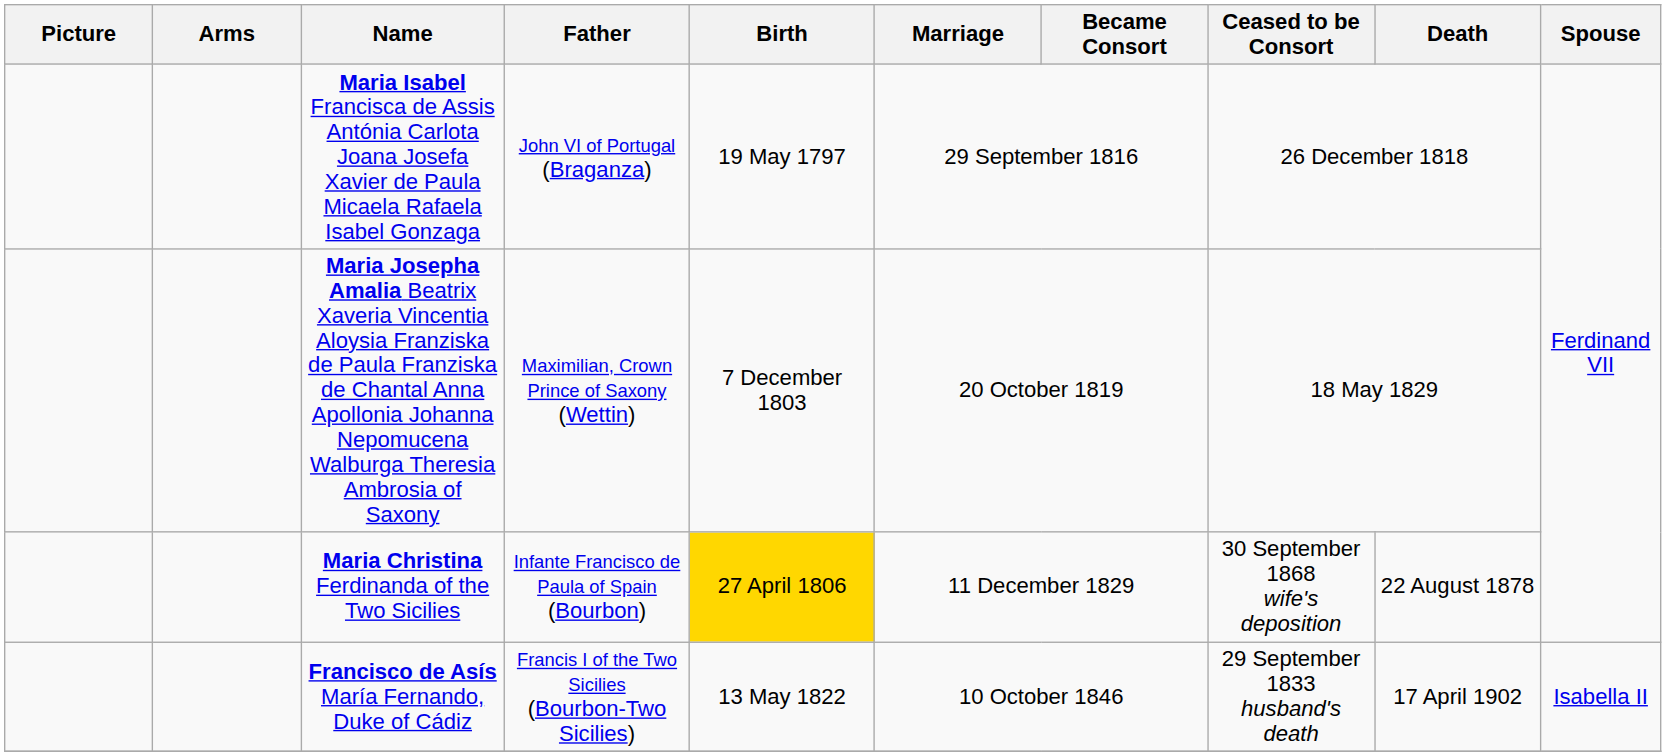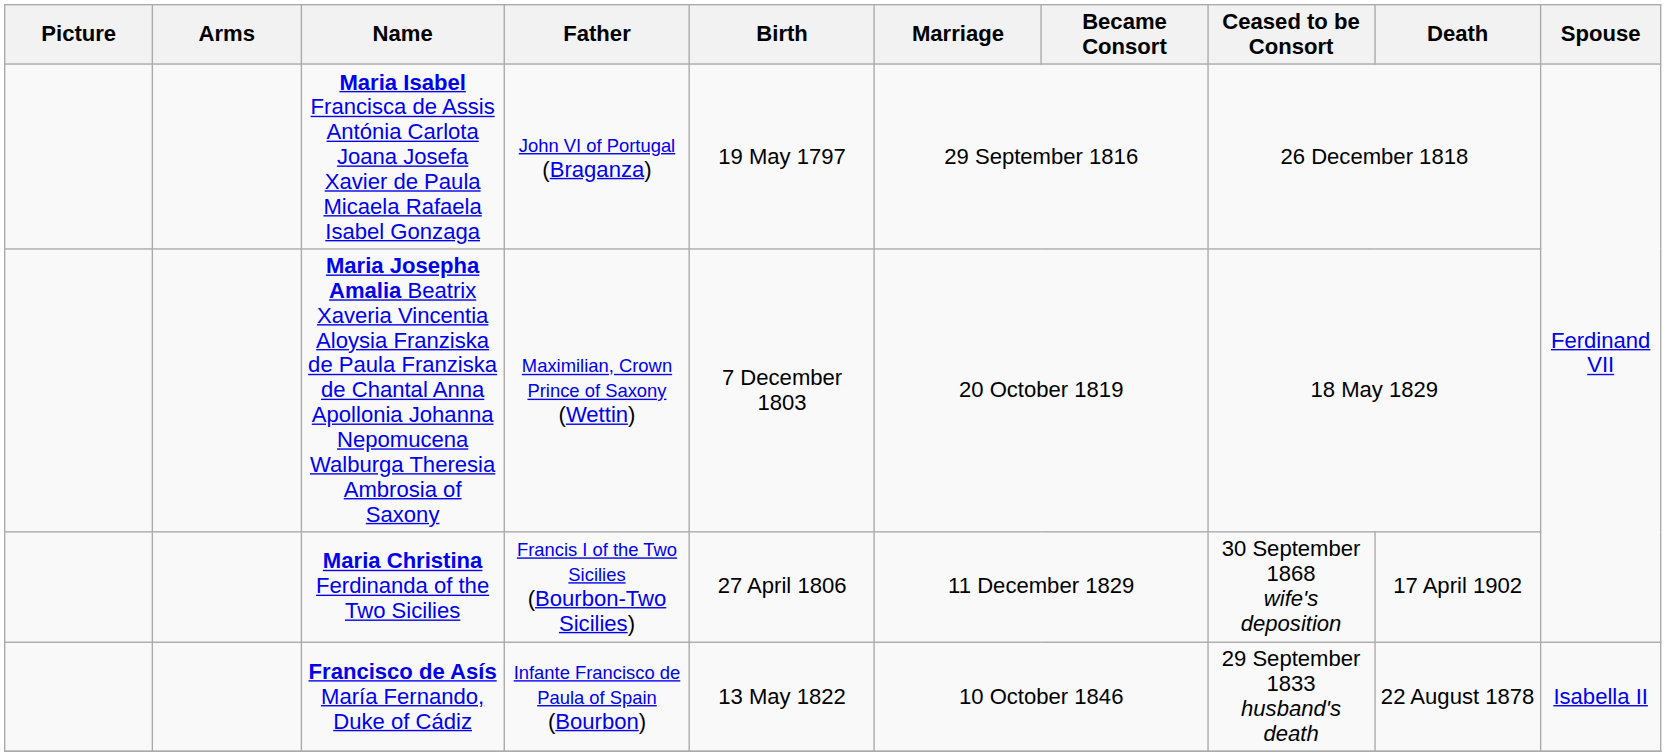(597, 587) Infante Francisco de Paula of Spain (Bourbon) -> (597, 587) Francis I of the Two Sicilies (Bourbon-Two Sicilies)
(782, 586) gold background -> (782, 586) no background
(1458, 586) 22 August 1878 -> (1458, 586) 17 April 1902
(597, 697) Francis I of the Two Sicilies (Bourbon-Two Sicilies) -> (597, 697) Infante Francisco de Paula of Spain (Bourbon)
(1458, 696) 17 April 1902 -> (1458, 696) 22 August 1878
